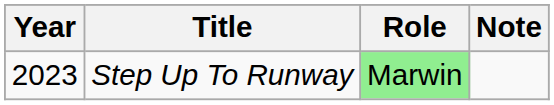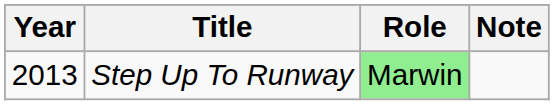(45, 74) 2023 -> (45, 74) 2013
